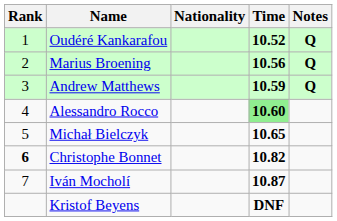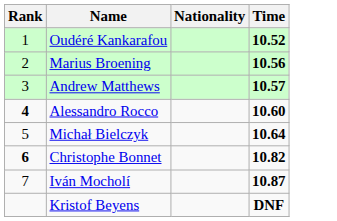- column: (310, 16)
(269, 87) 10.59 -> (269, 87) 10.57
(25, 110) normal -> (25, 110) bold
(269, 110) lightgreen background -> (269, 110) no background
(269, 134) 10.65 -> (269, 134) 10.64
